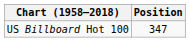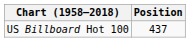(158, 29) 347 -> (158, 29) 437
